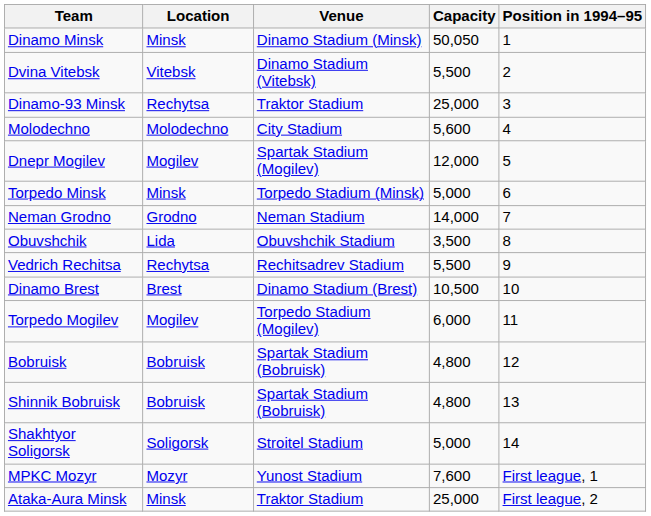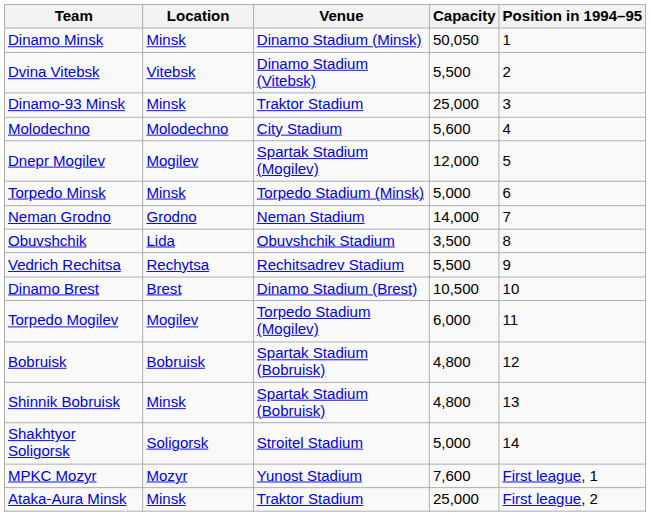(178, 104) Rechytsa -> (166, 104) Minsk
(176, 402) Bobruisk -> (166, 402) Minsk
